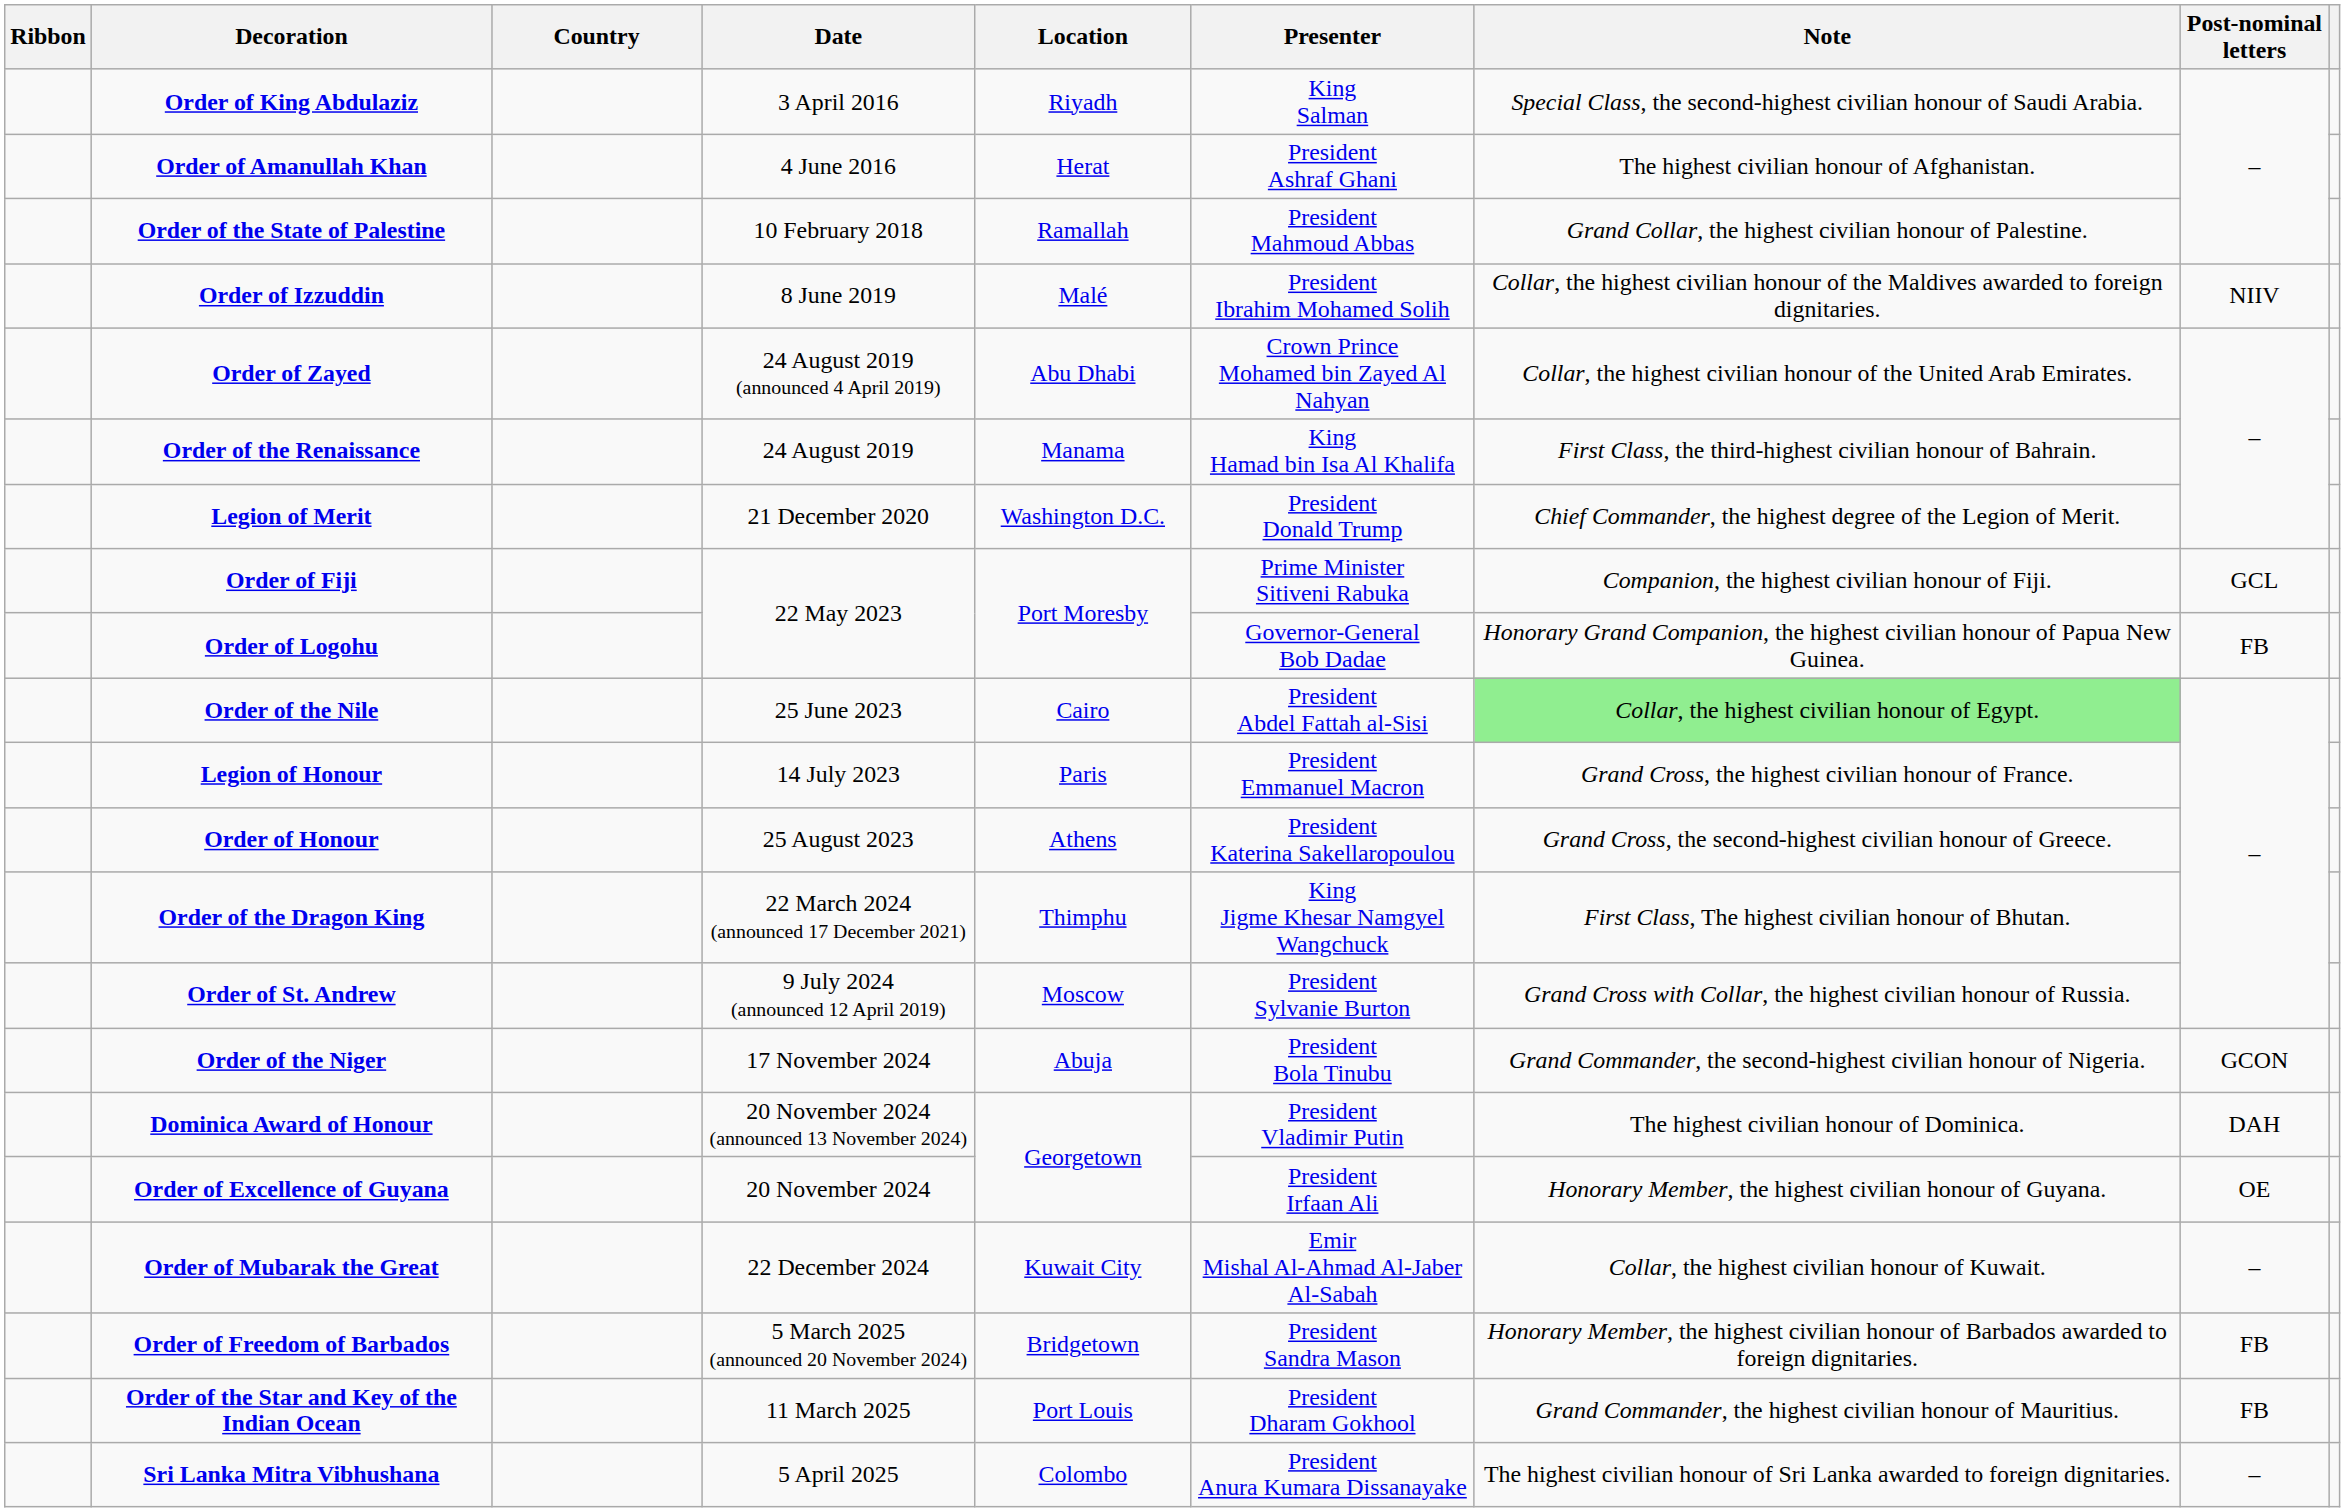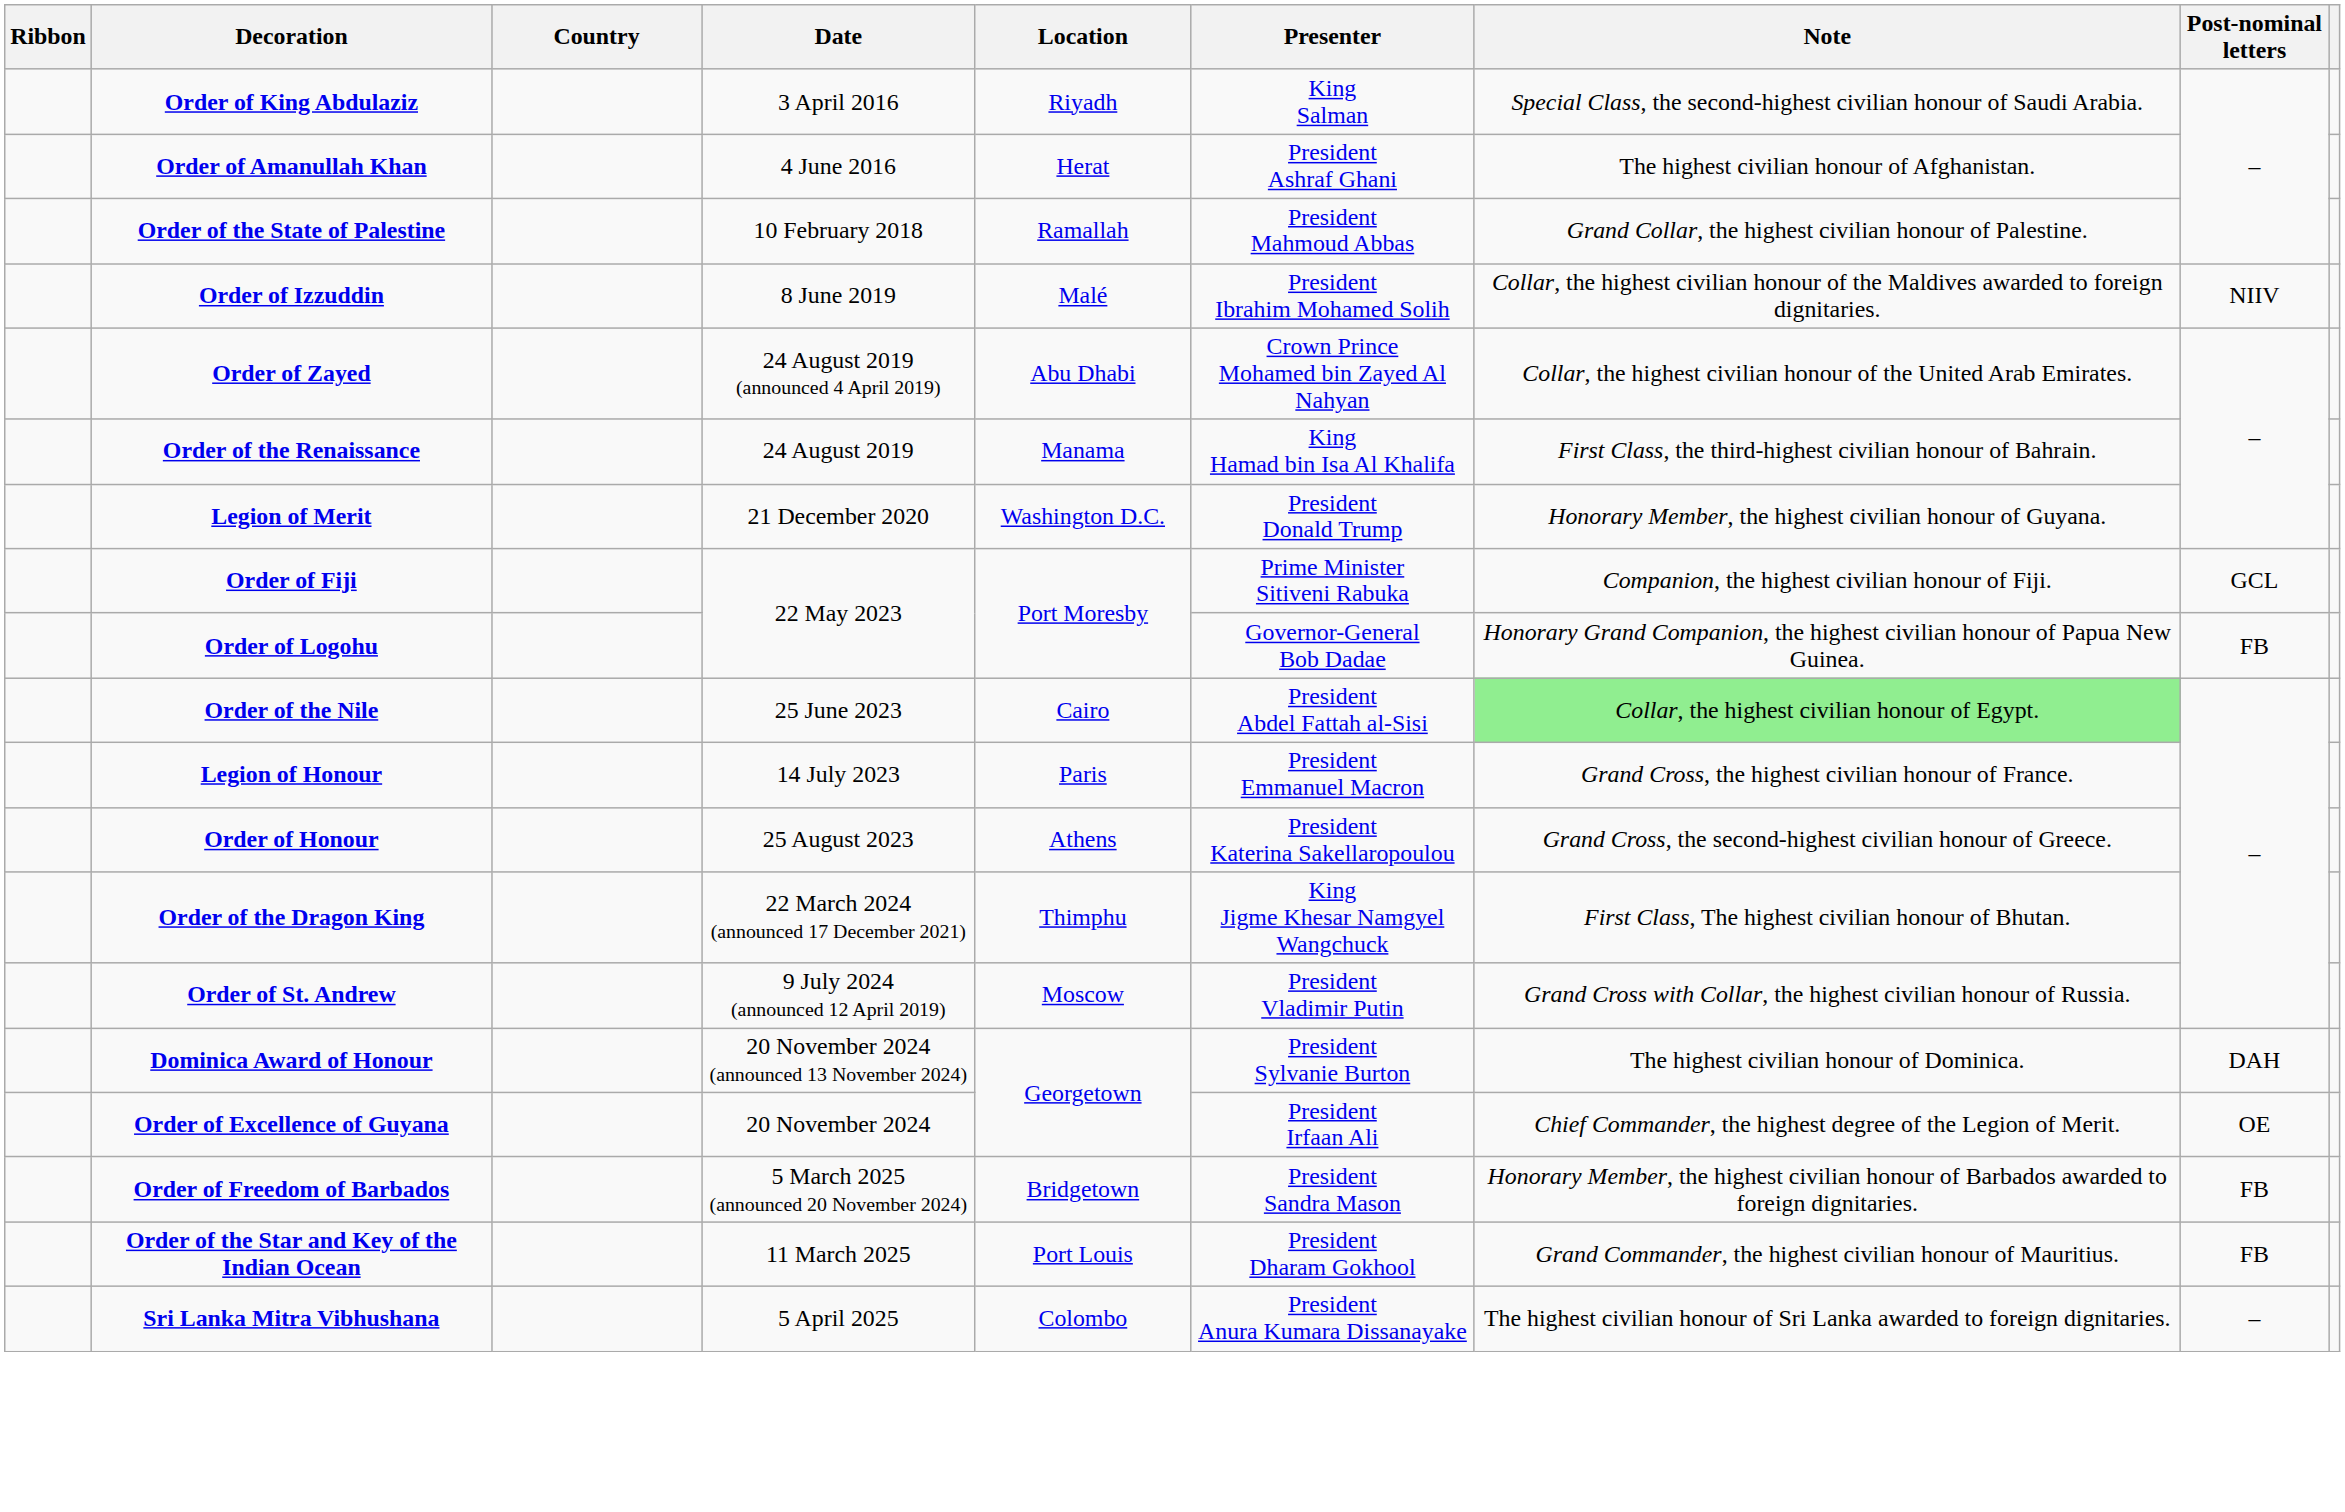(1827, 516) Chief Commander, the highest degree of the Legion of Merit. -> (1827, 516) Honorary Member, the highest civilian honour of Guyana.
(1332, 995) President Sylvanie Burton -> (1332, 995) President Vladimir Putin
- row: (291, 1059)
(1332, 1124) President Vladimir Putin -> (1332, 1059) President Sylvanie Burton
(1827, 1189) Honorary Member, the highest civilian honour of Guyana. -> (1827, 1124) Chief Commander, the highest degree of the Legion of Merit.
- row: (291, 1267)
